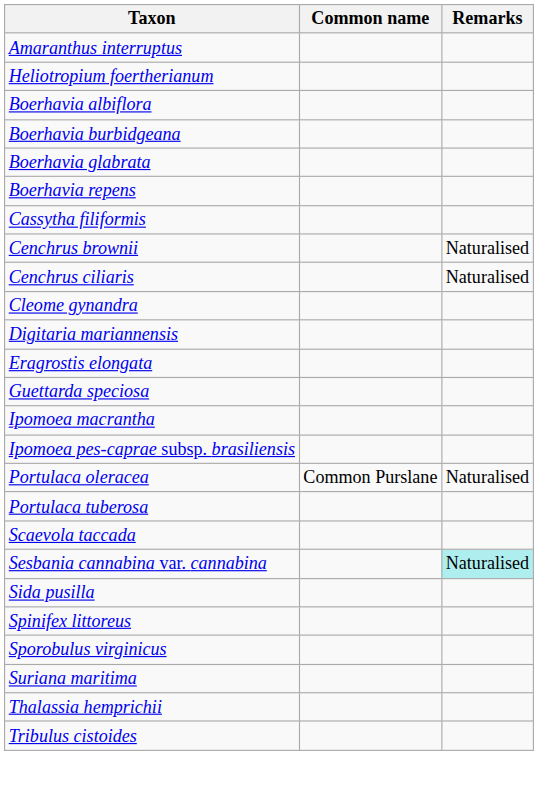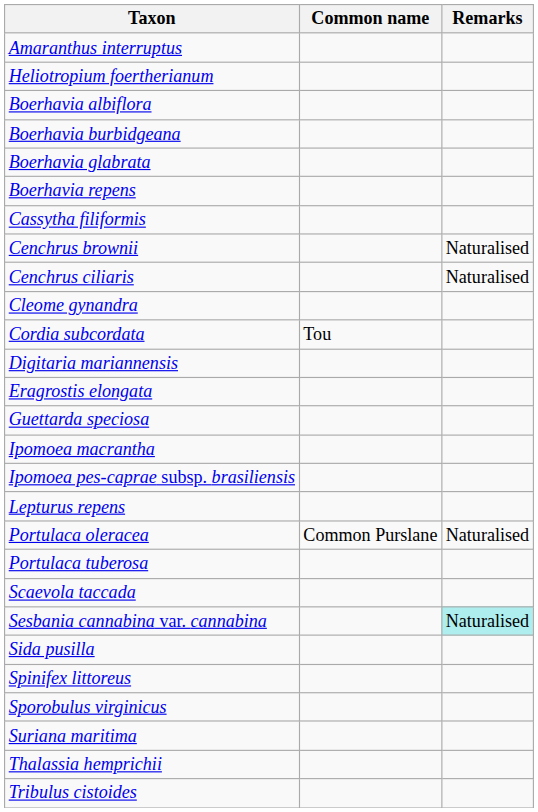+ row: (77, 334)
+ row: (67, 506)
